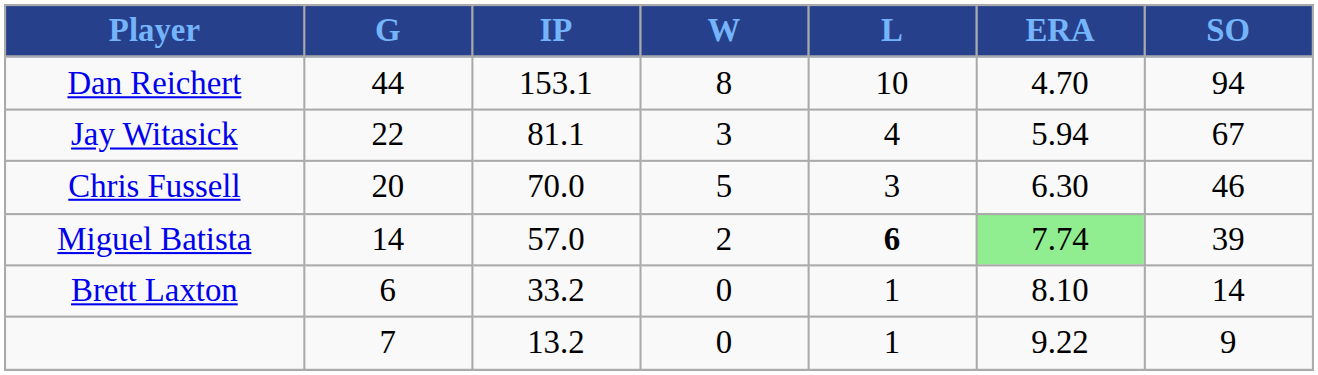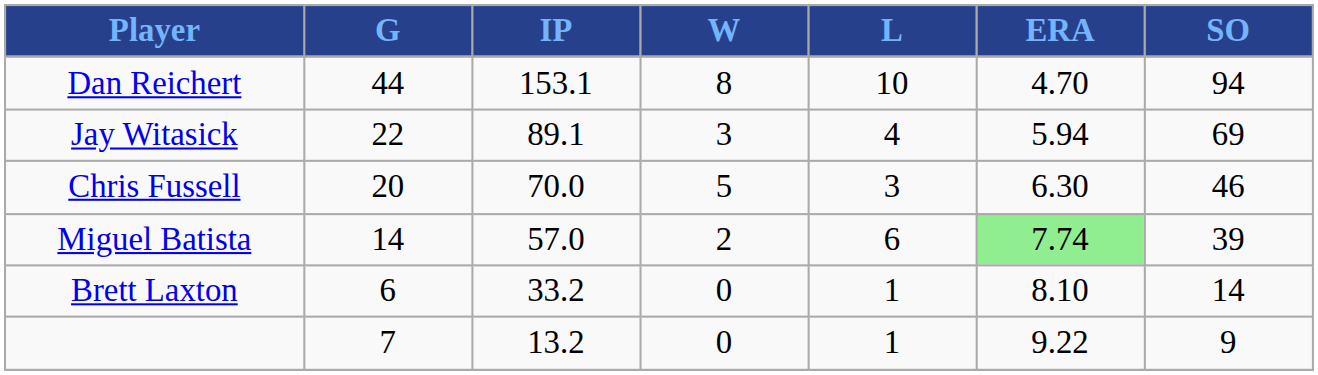(556, 134) 81.1 -> (556, 134) 89.1
(1228, 134) 67 -> (1228, 134) 69
(892, 238) bold -> (892, 238) normal
